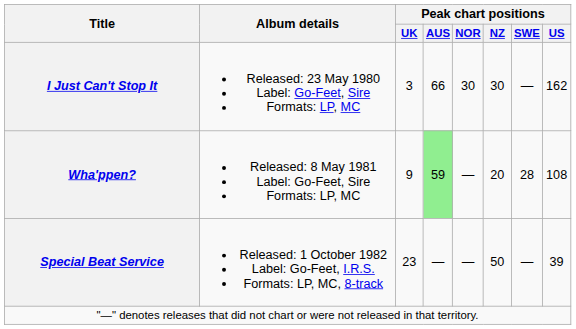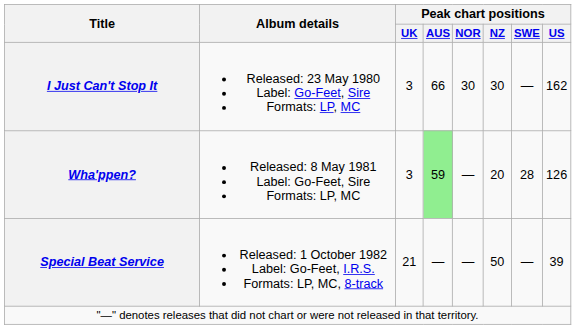(409, 174) 9 -> (409, 174) 3
(557, 174) 108 -> (557, 174) 126
(409, 262) 23 -> (409, 262) 21
